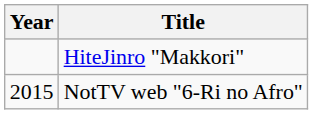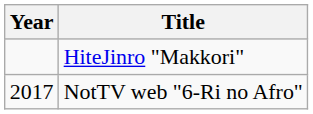(32, 91) 2015 -> (32, 91) 2017
